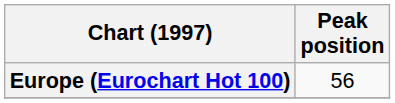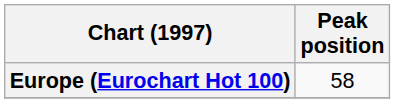(342, 80) 56 -> (342, 80) 58
